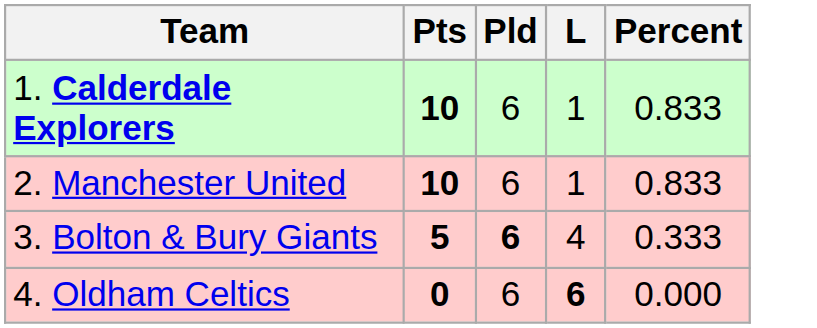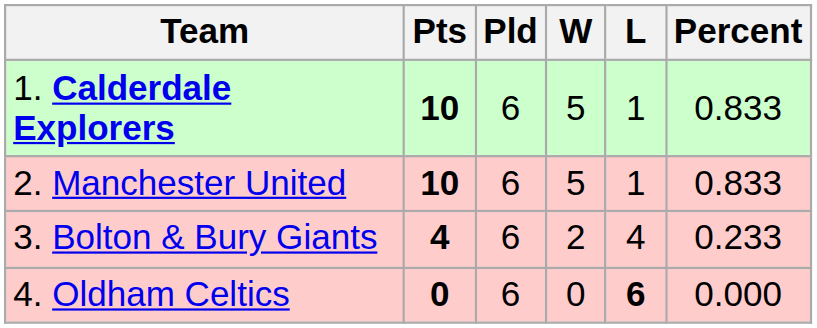+ column: (576, 32)
(440, 238) 5 -> (440, 238) 4
(511, 238) bold -> (511, 238) normal
(678, 238) 0.333 -> (738, 238) 0.233
